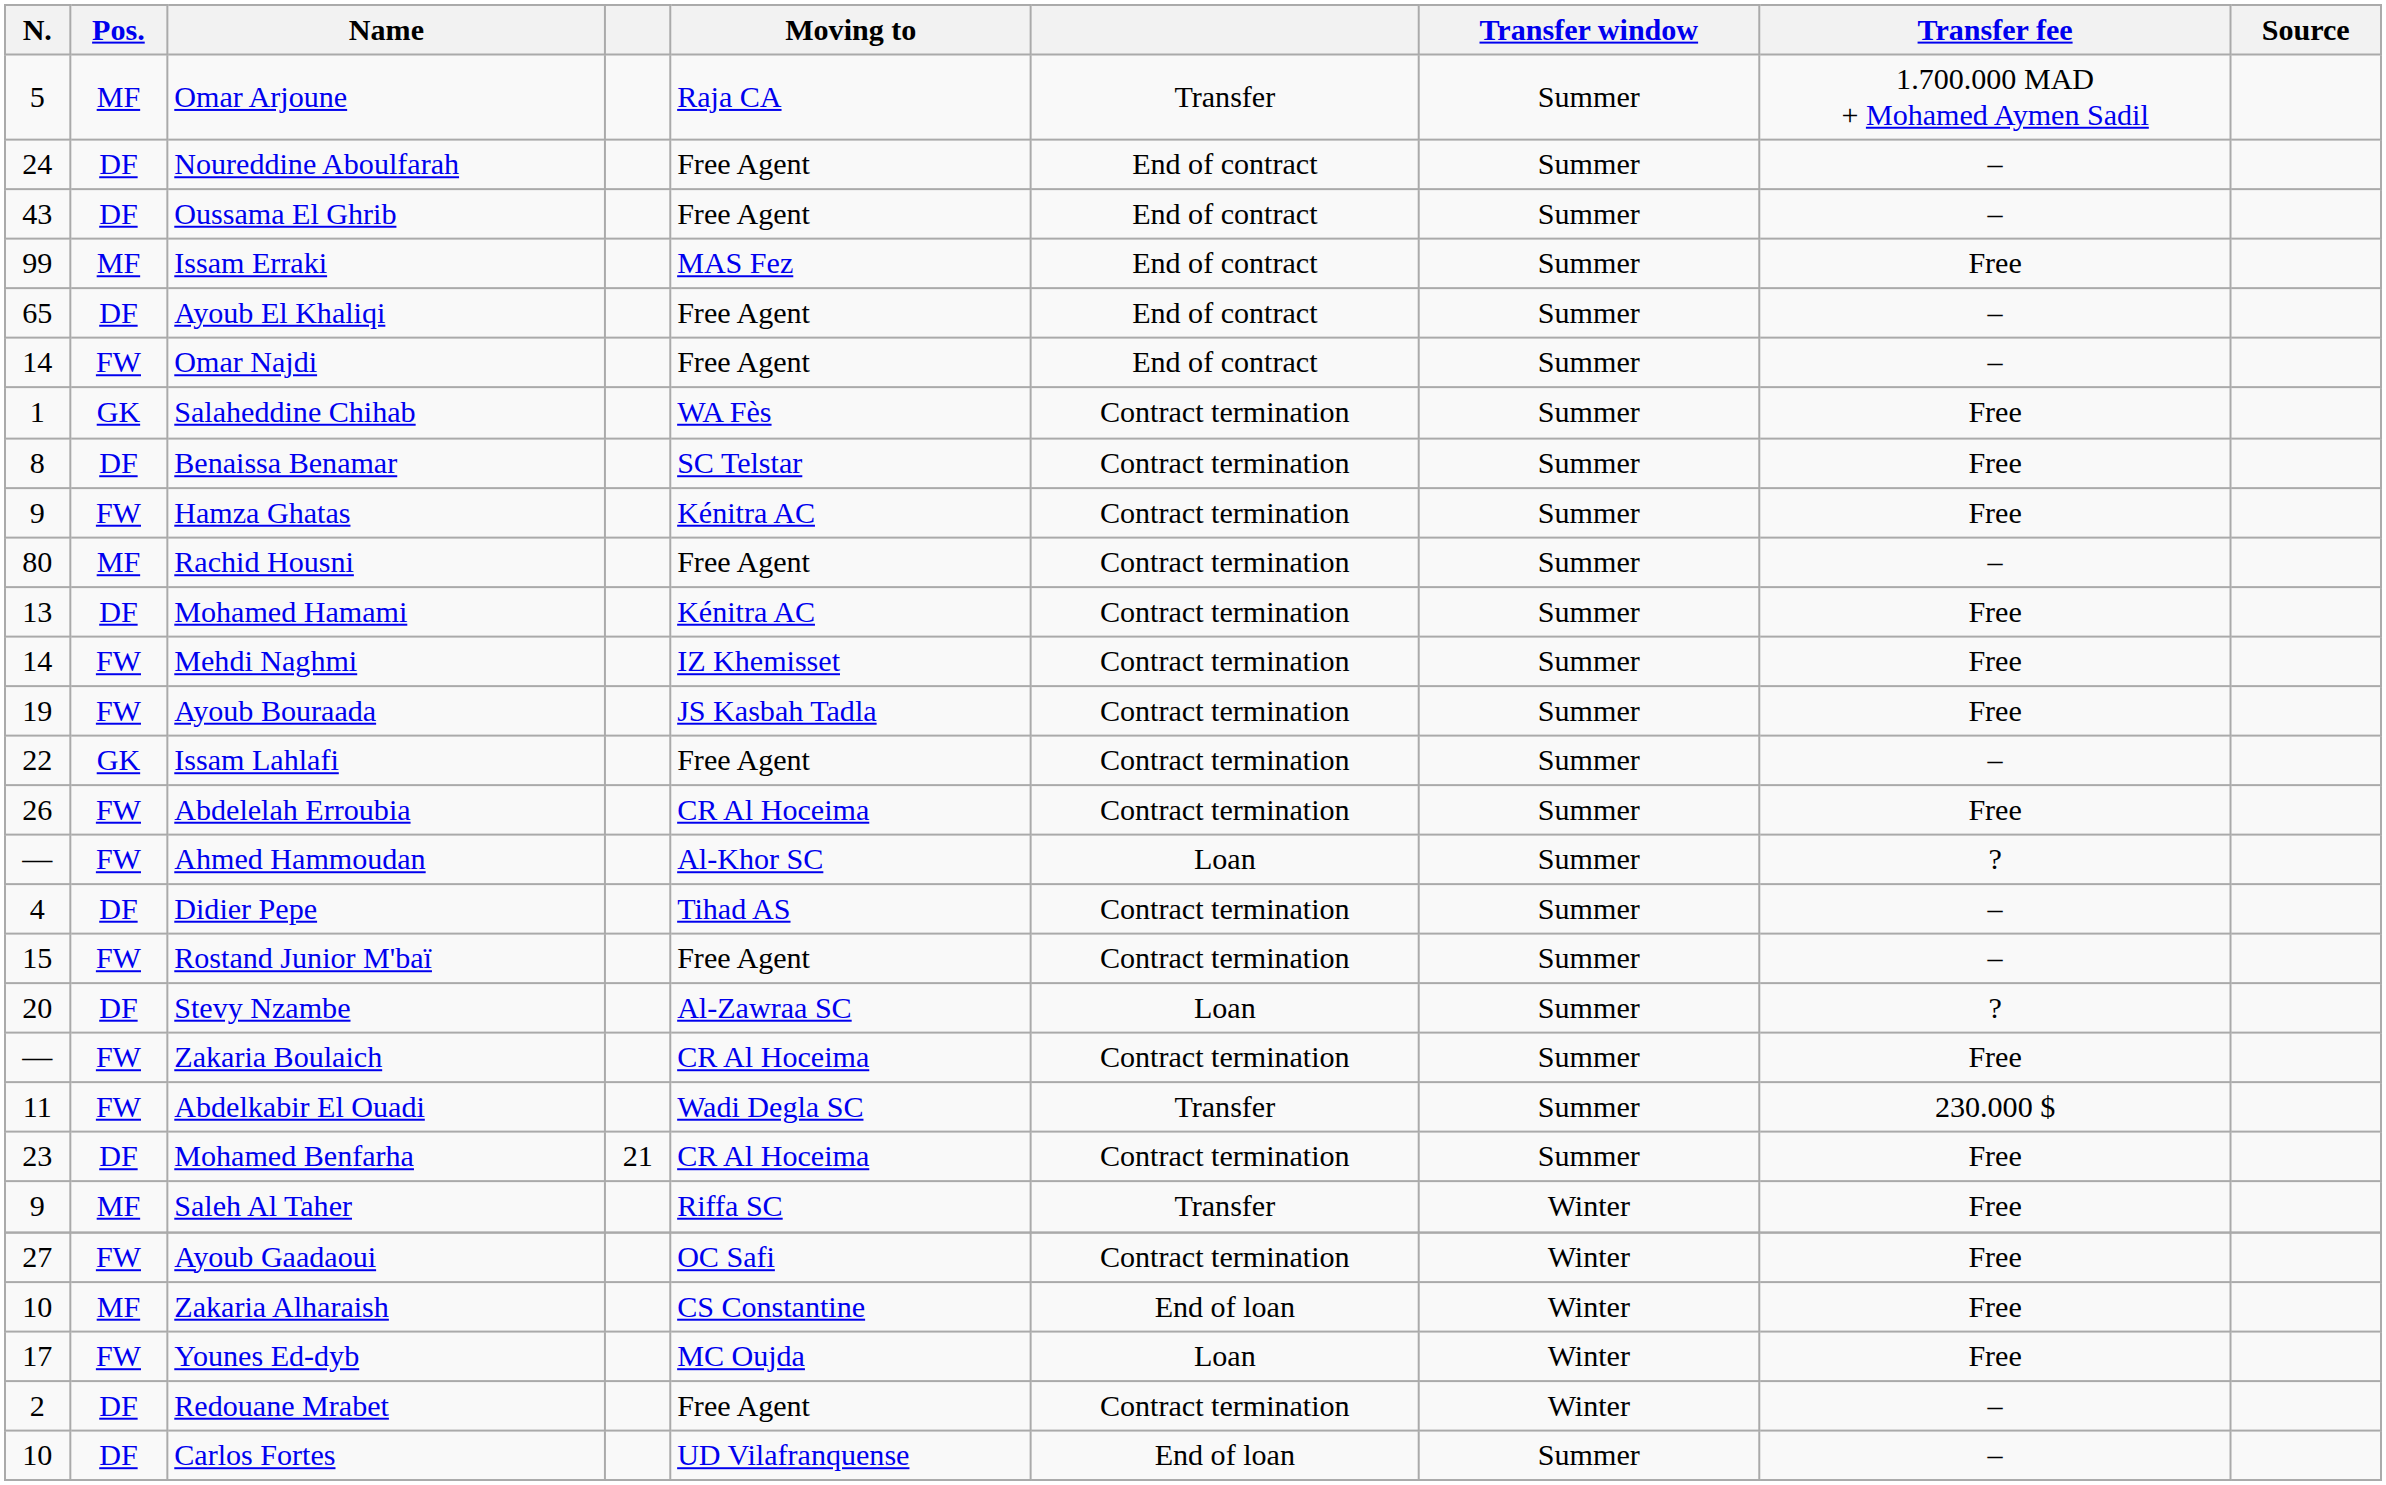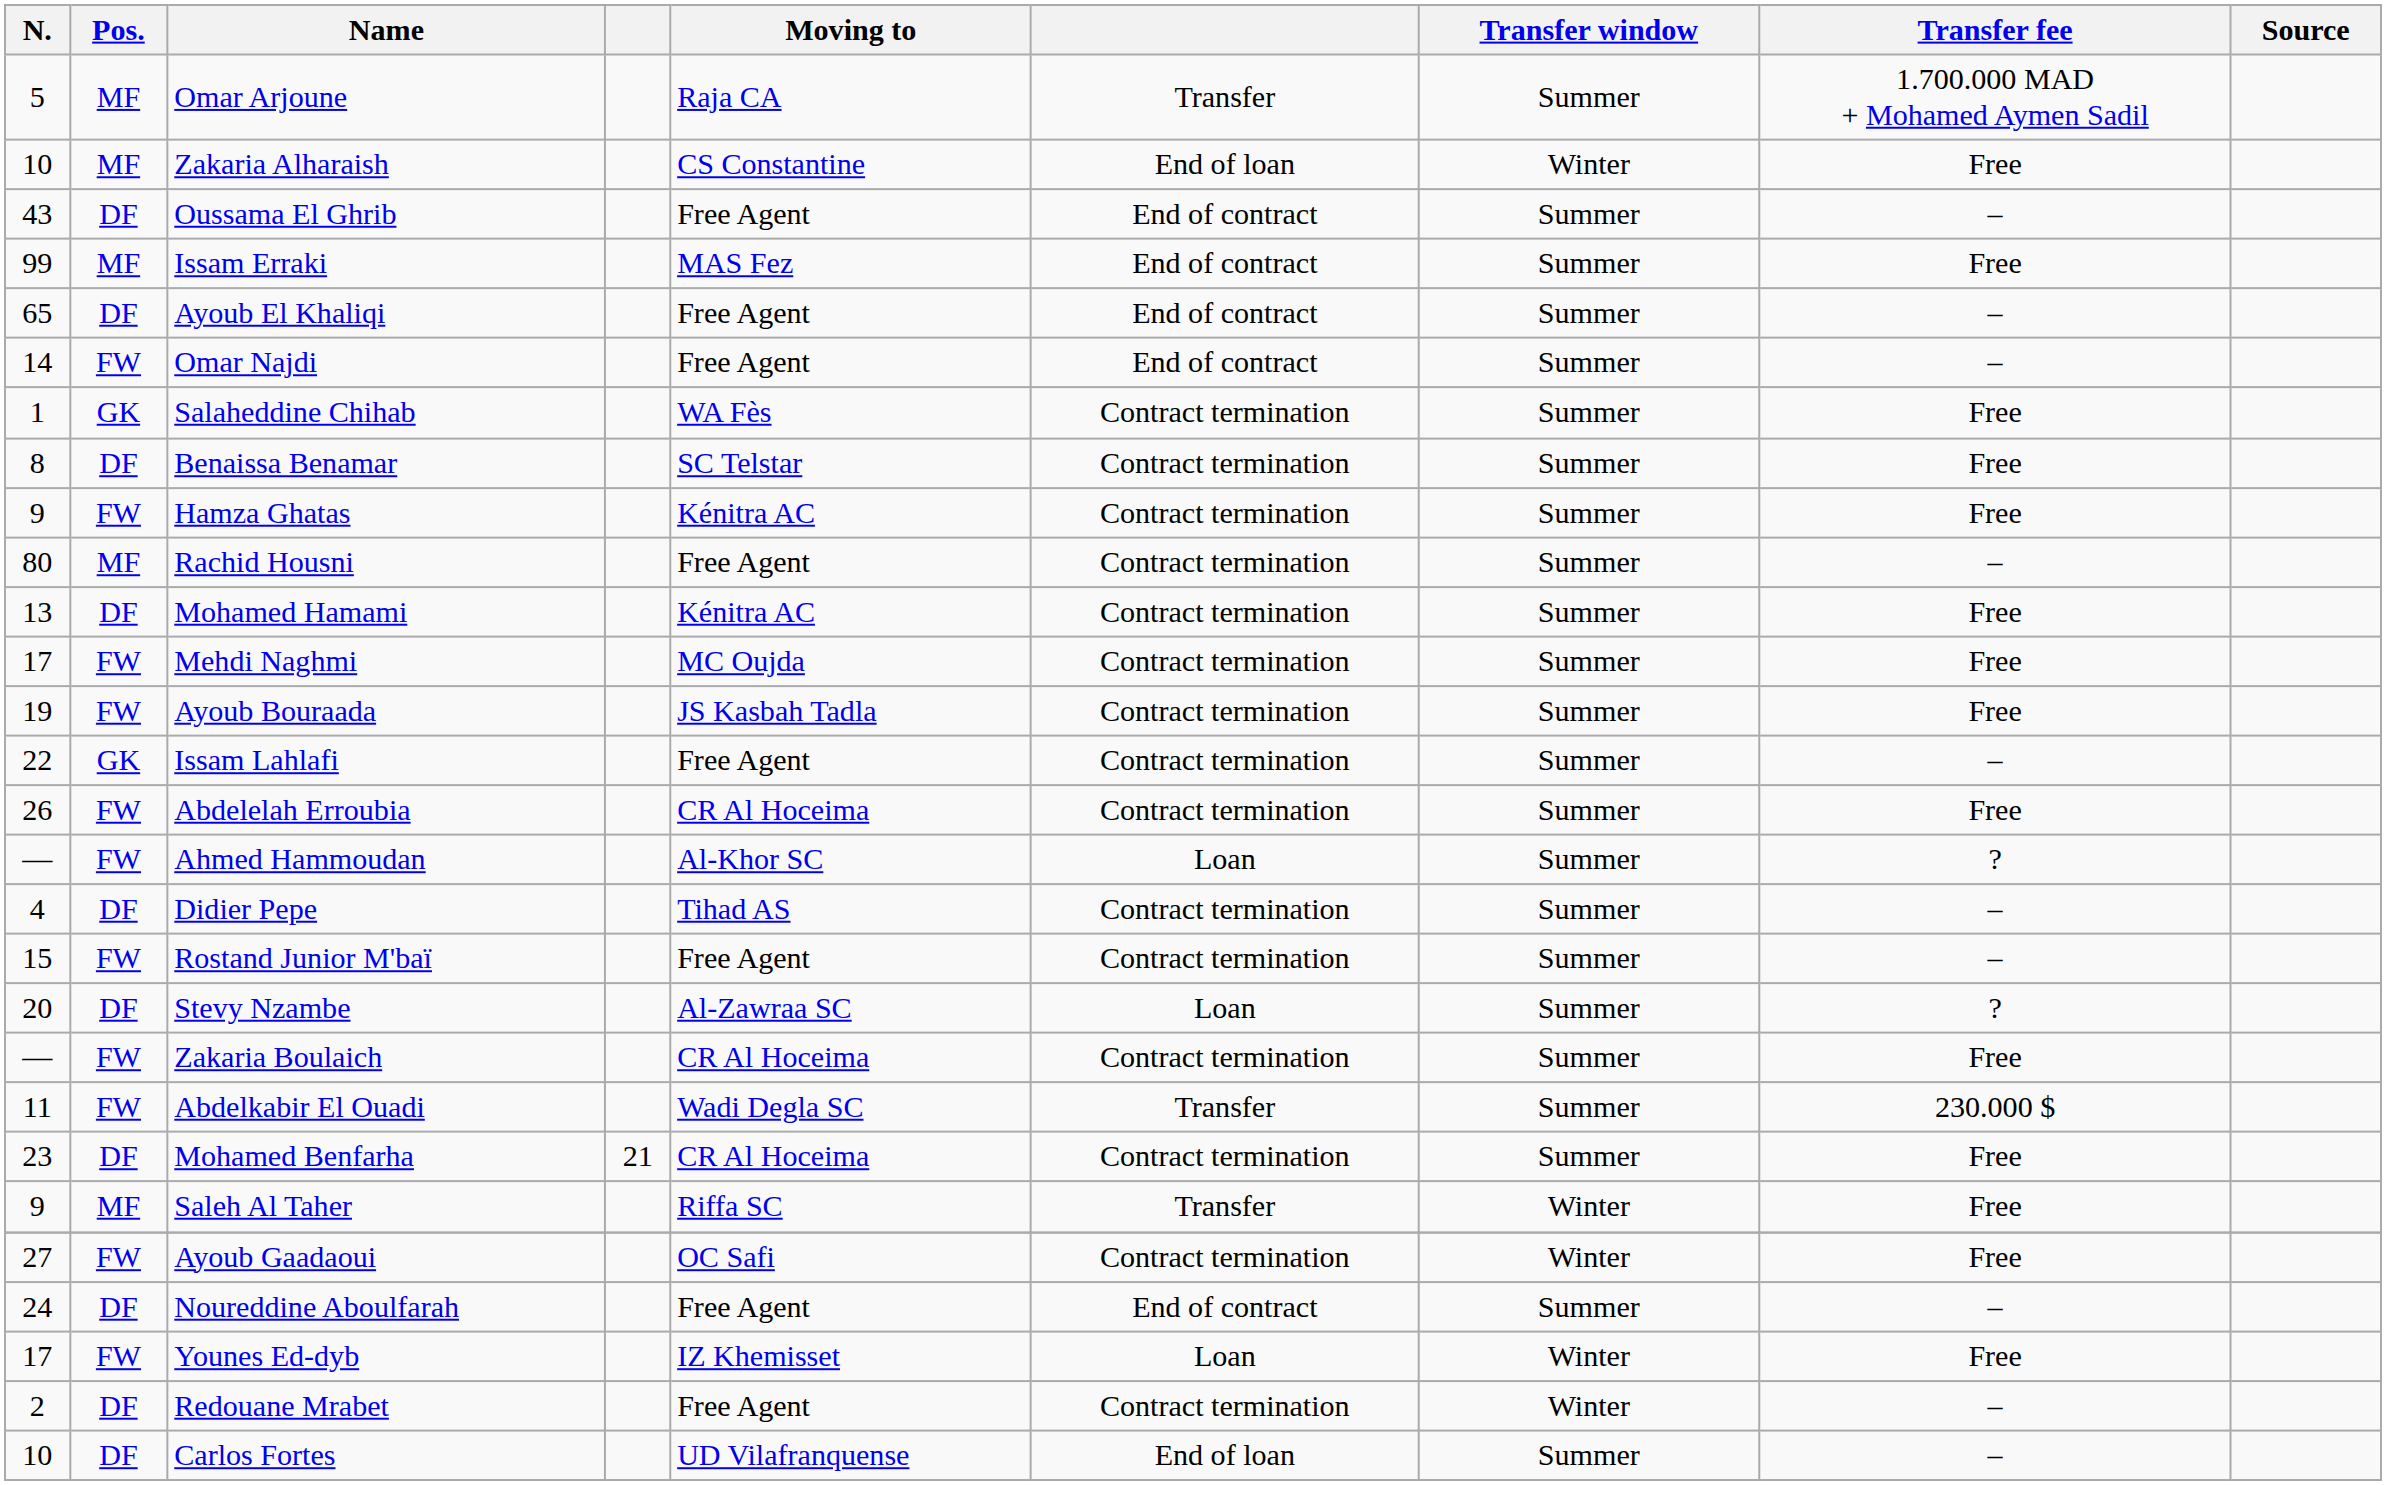rows swapped: (317, 164) <-> (282, 1305)
(37, 660) 14 -> (37, 660) 17
(759, 660) IZ Khemisset -> (741, 660) MC Oujda
(741, 1355) MC Oujda -> (759, 1355) IZ Khemisset
